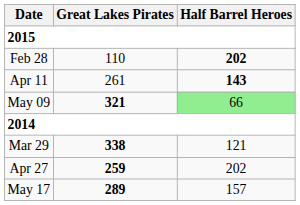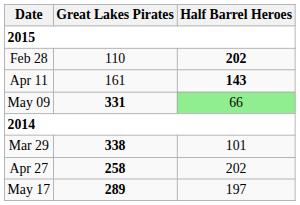(115, 80) 261 -> (115, 80) 161
(115, 102) 321 -> (115, 102) 331
(236, 146) 121 -> (236, 146) 101
(115, 168) 259 -> (115, 168) 258
(236, 189) 157 -> (236, 189) 197
